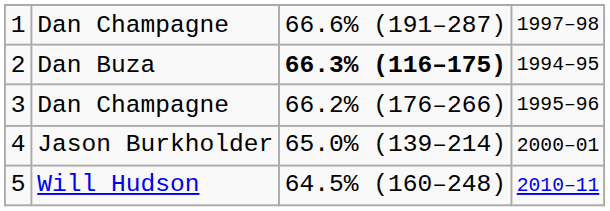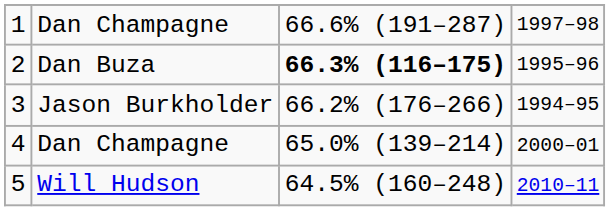(558, 65) 1994–95 -> (558, 65) 1995–96
(133, 105) Dan Champagne -> (155, 105) Jason Burkholder
(558, 105) 1995–96 -> (558, 105) 1994–95
(155, 145) Jason Burkholder -> (133, 145) Dan Champagne
